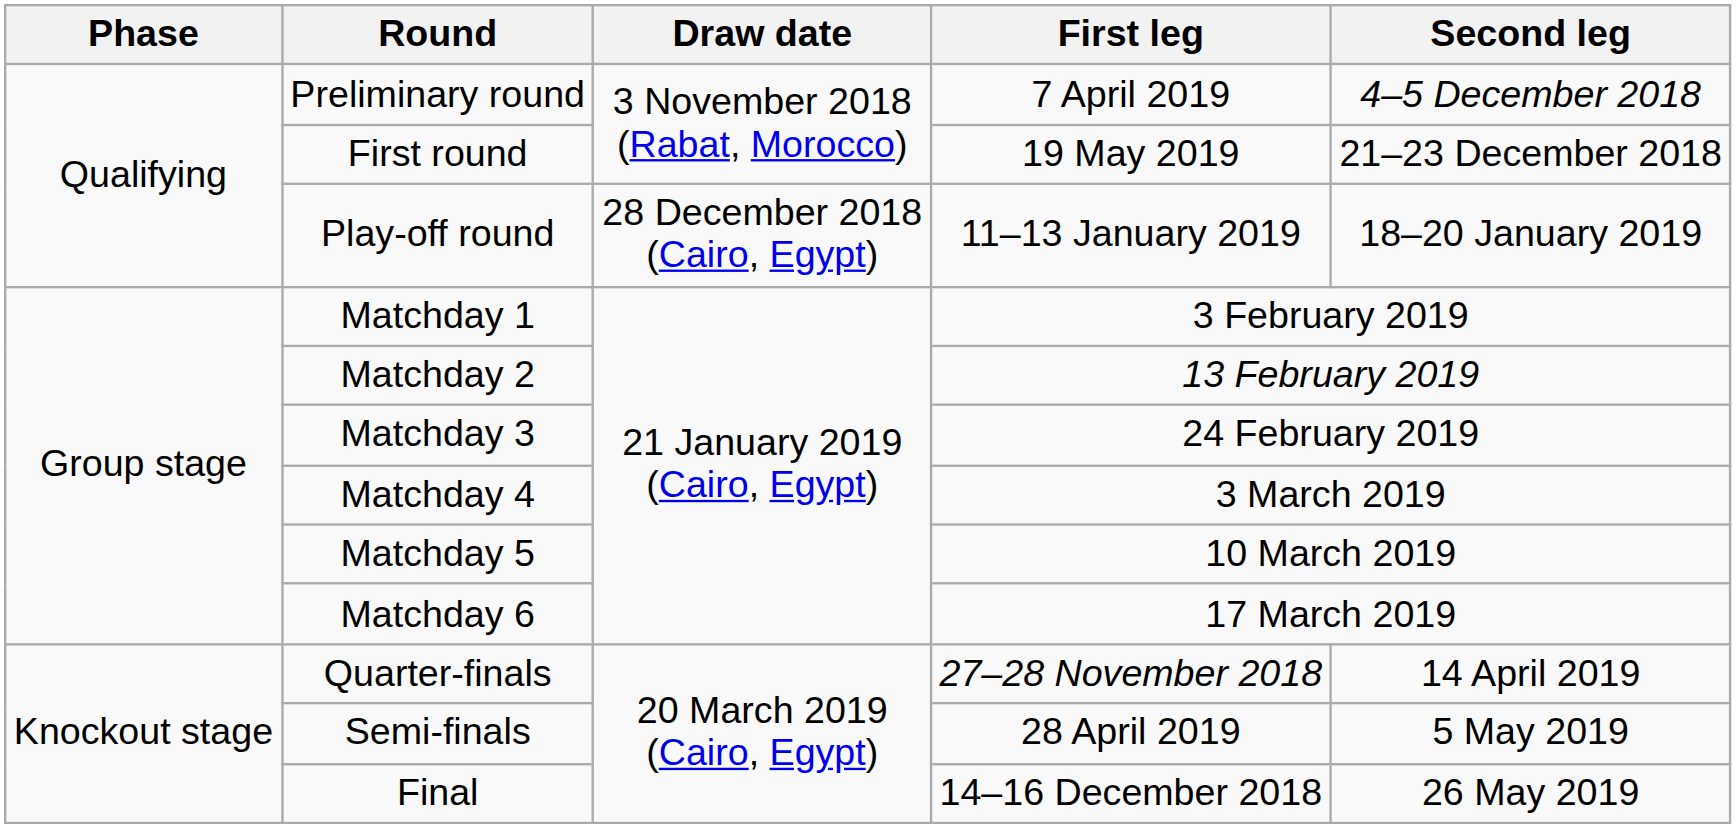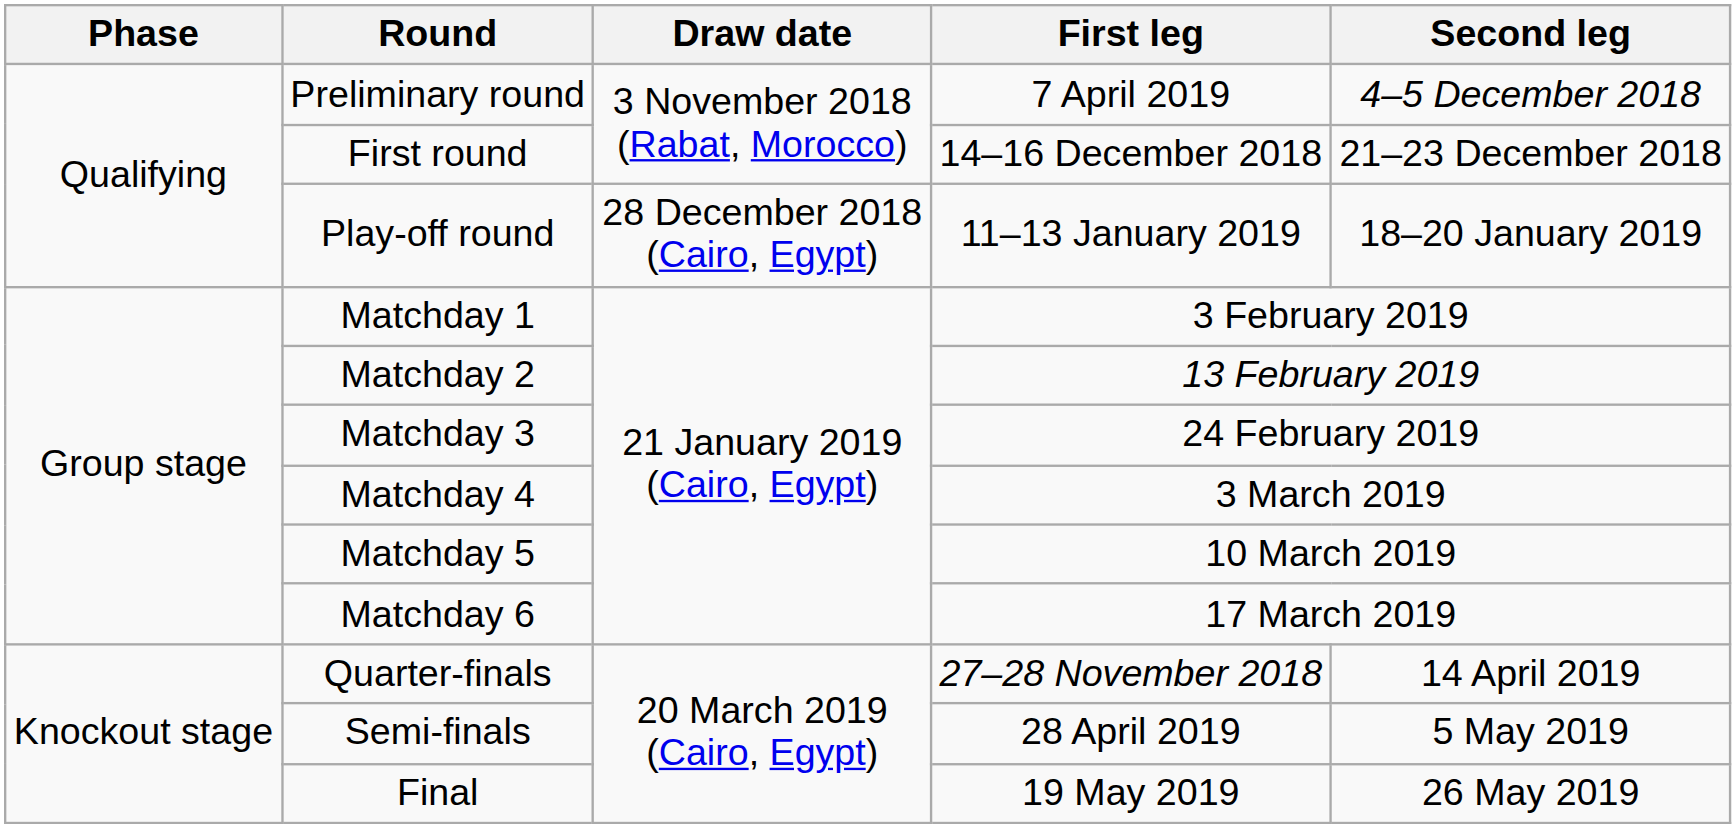(1131, 153) 19 May 2019 -> (1131, 153) 14–16 December 2018
(1131, 792) 14–16 December 2018 -> (1131, 792) 19 May 2019
